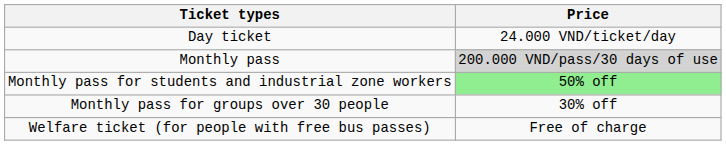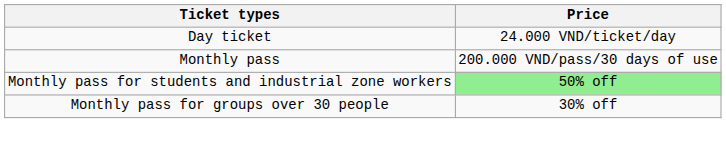(588, 61) lightgrey background -> (588, 61) no background
- row: (230, 129)
